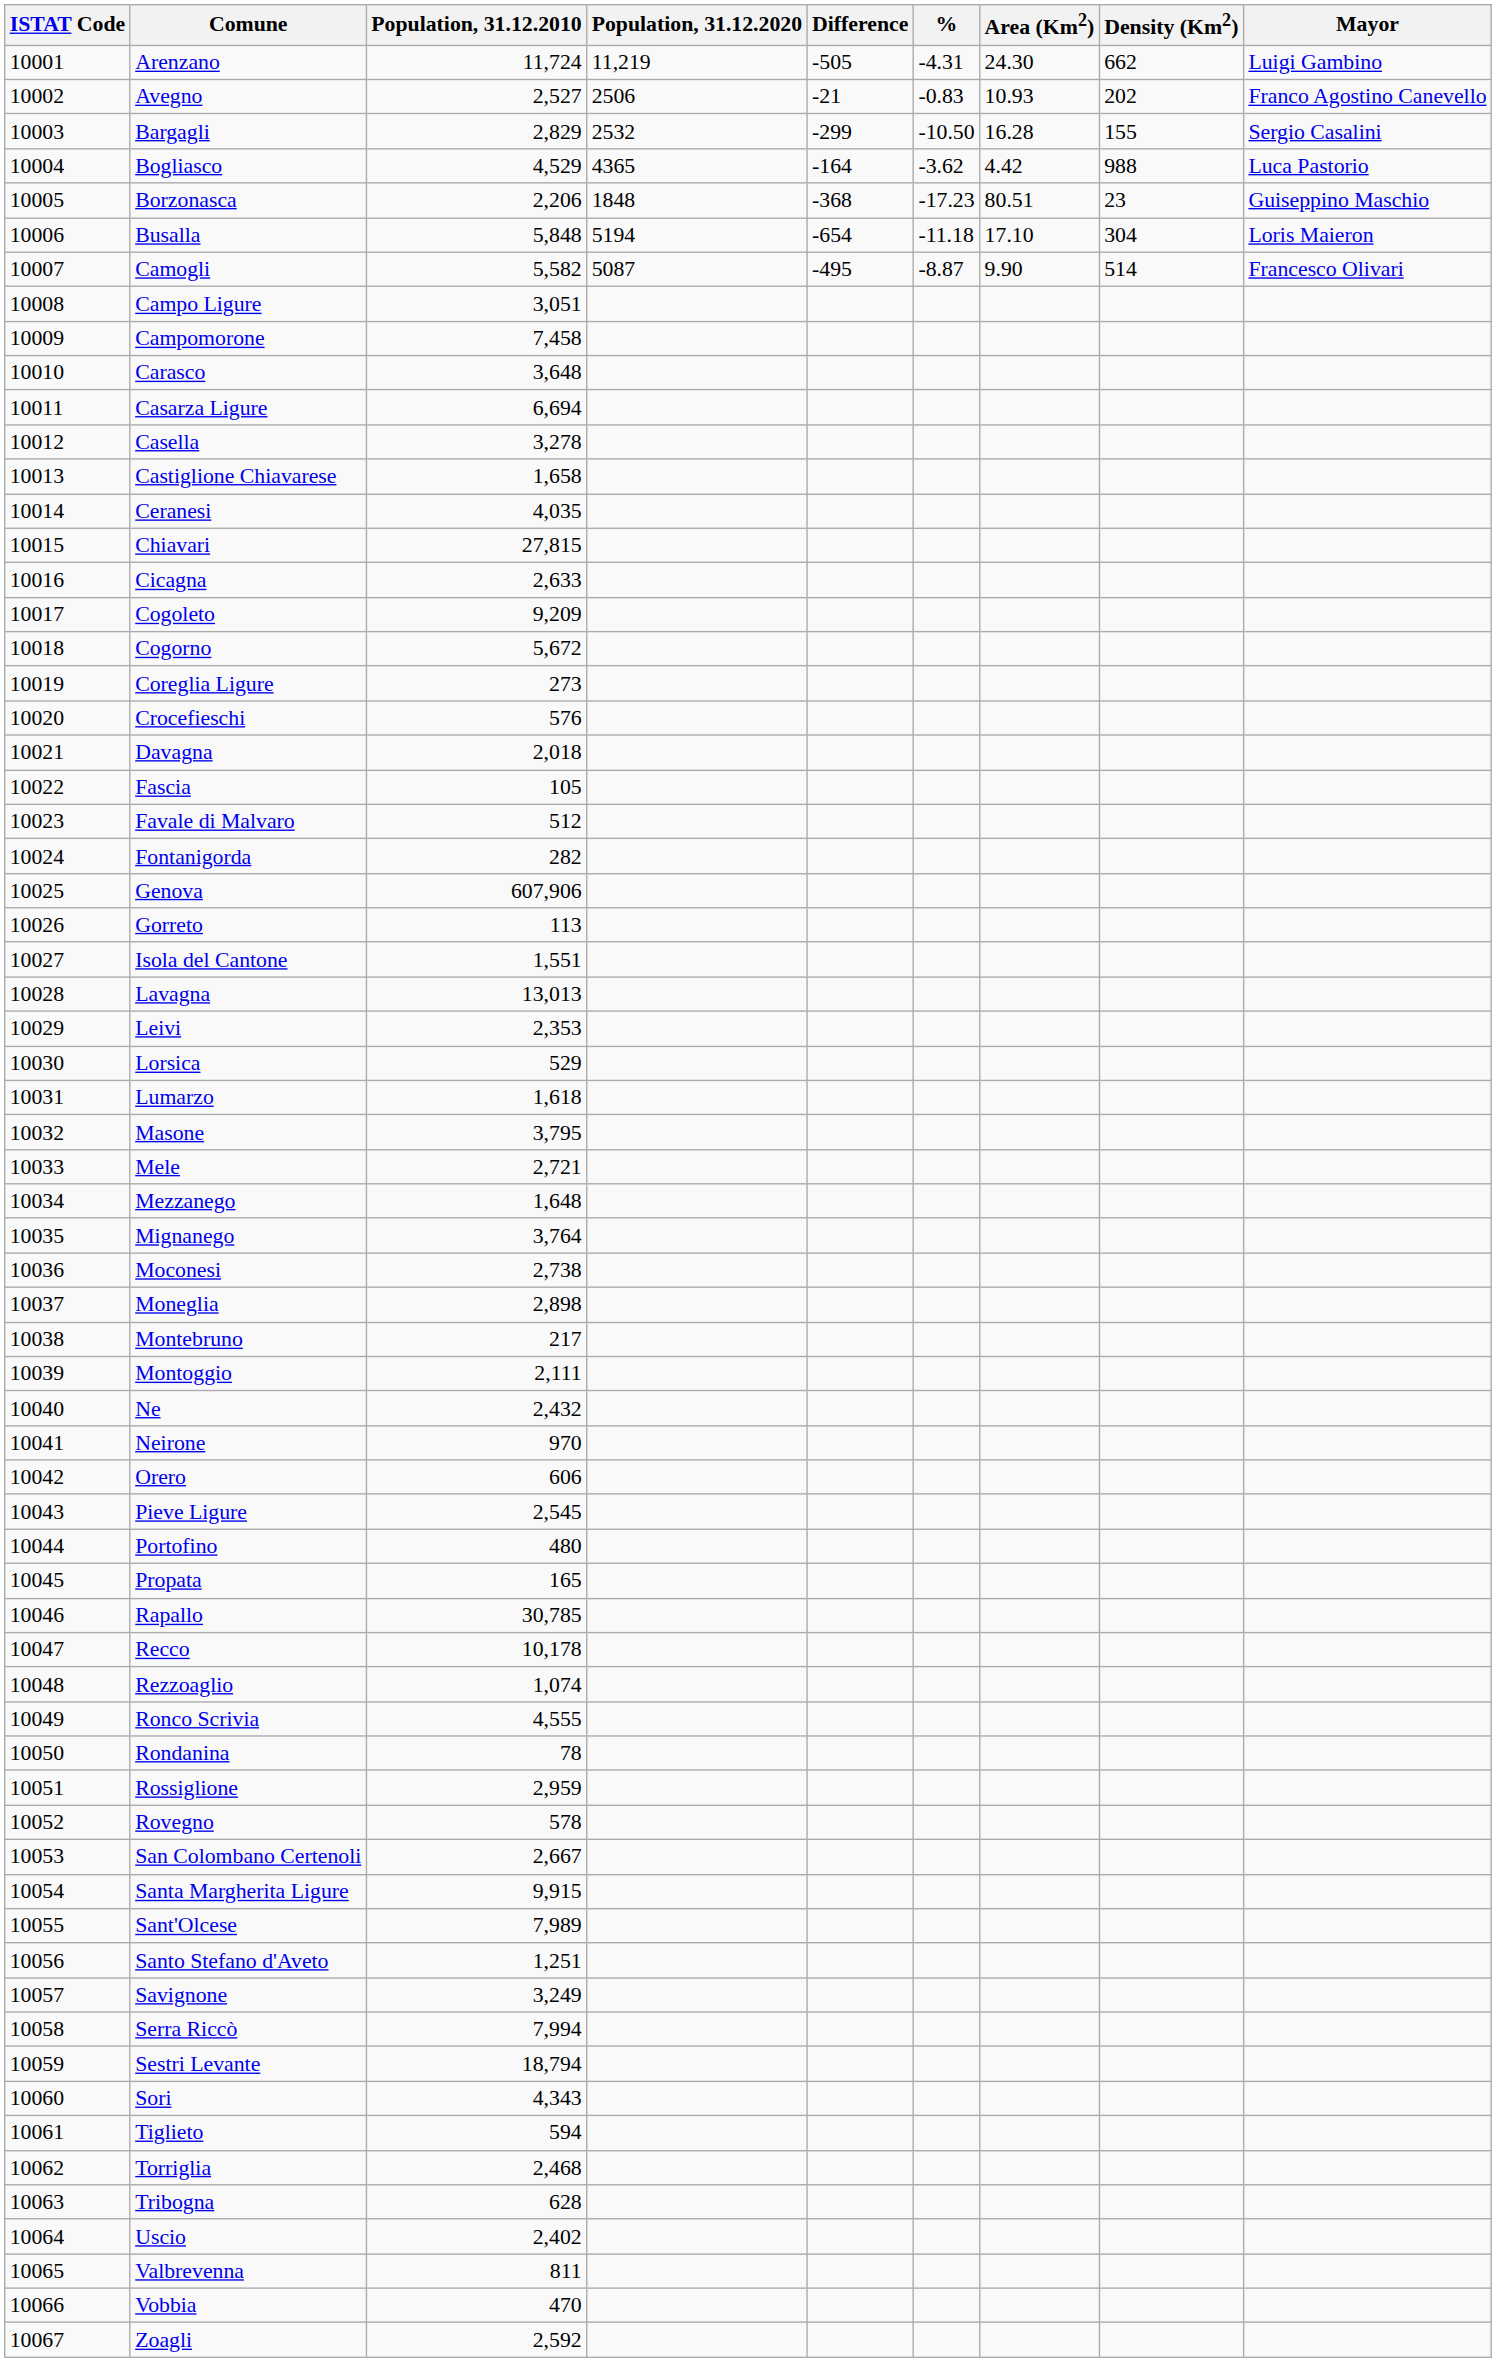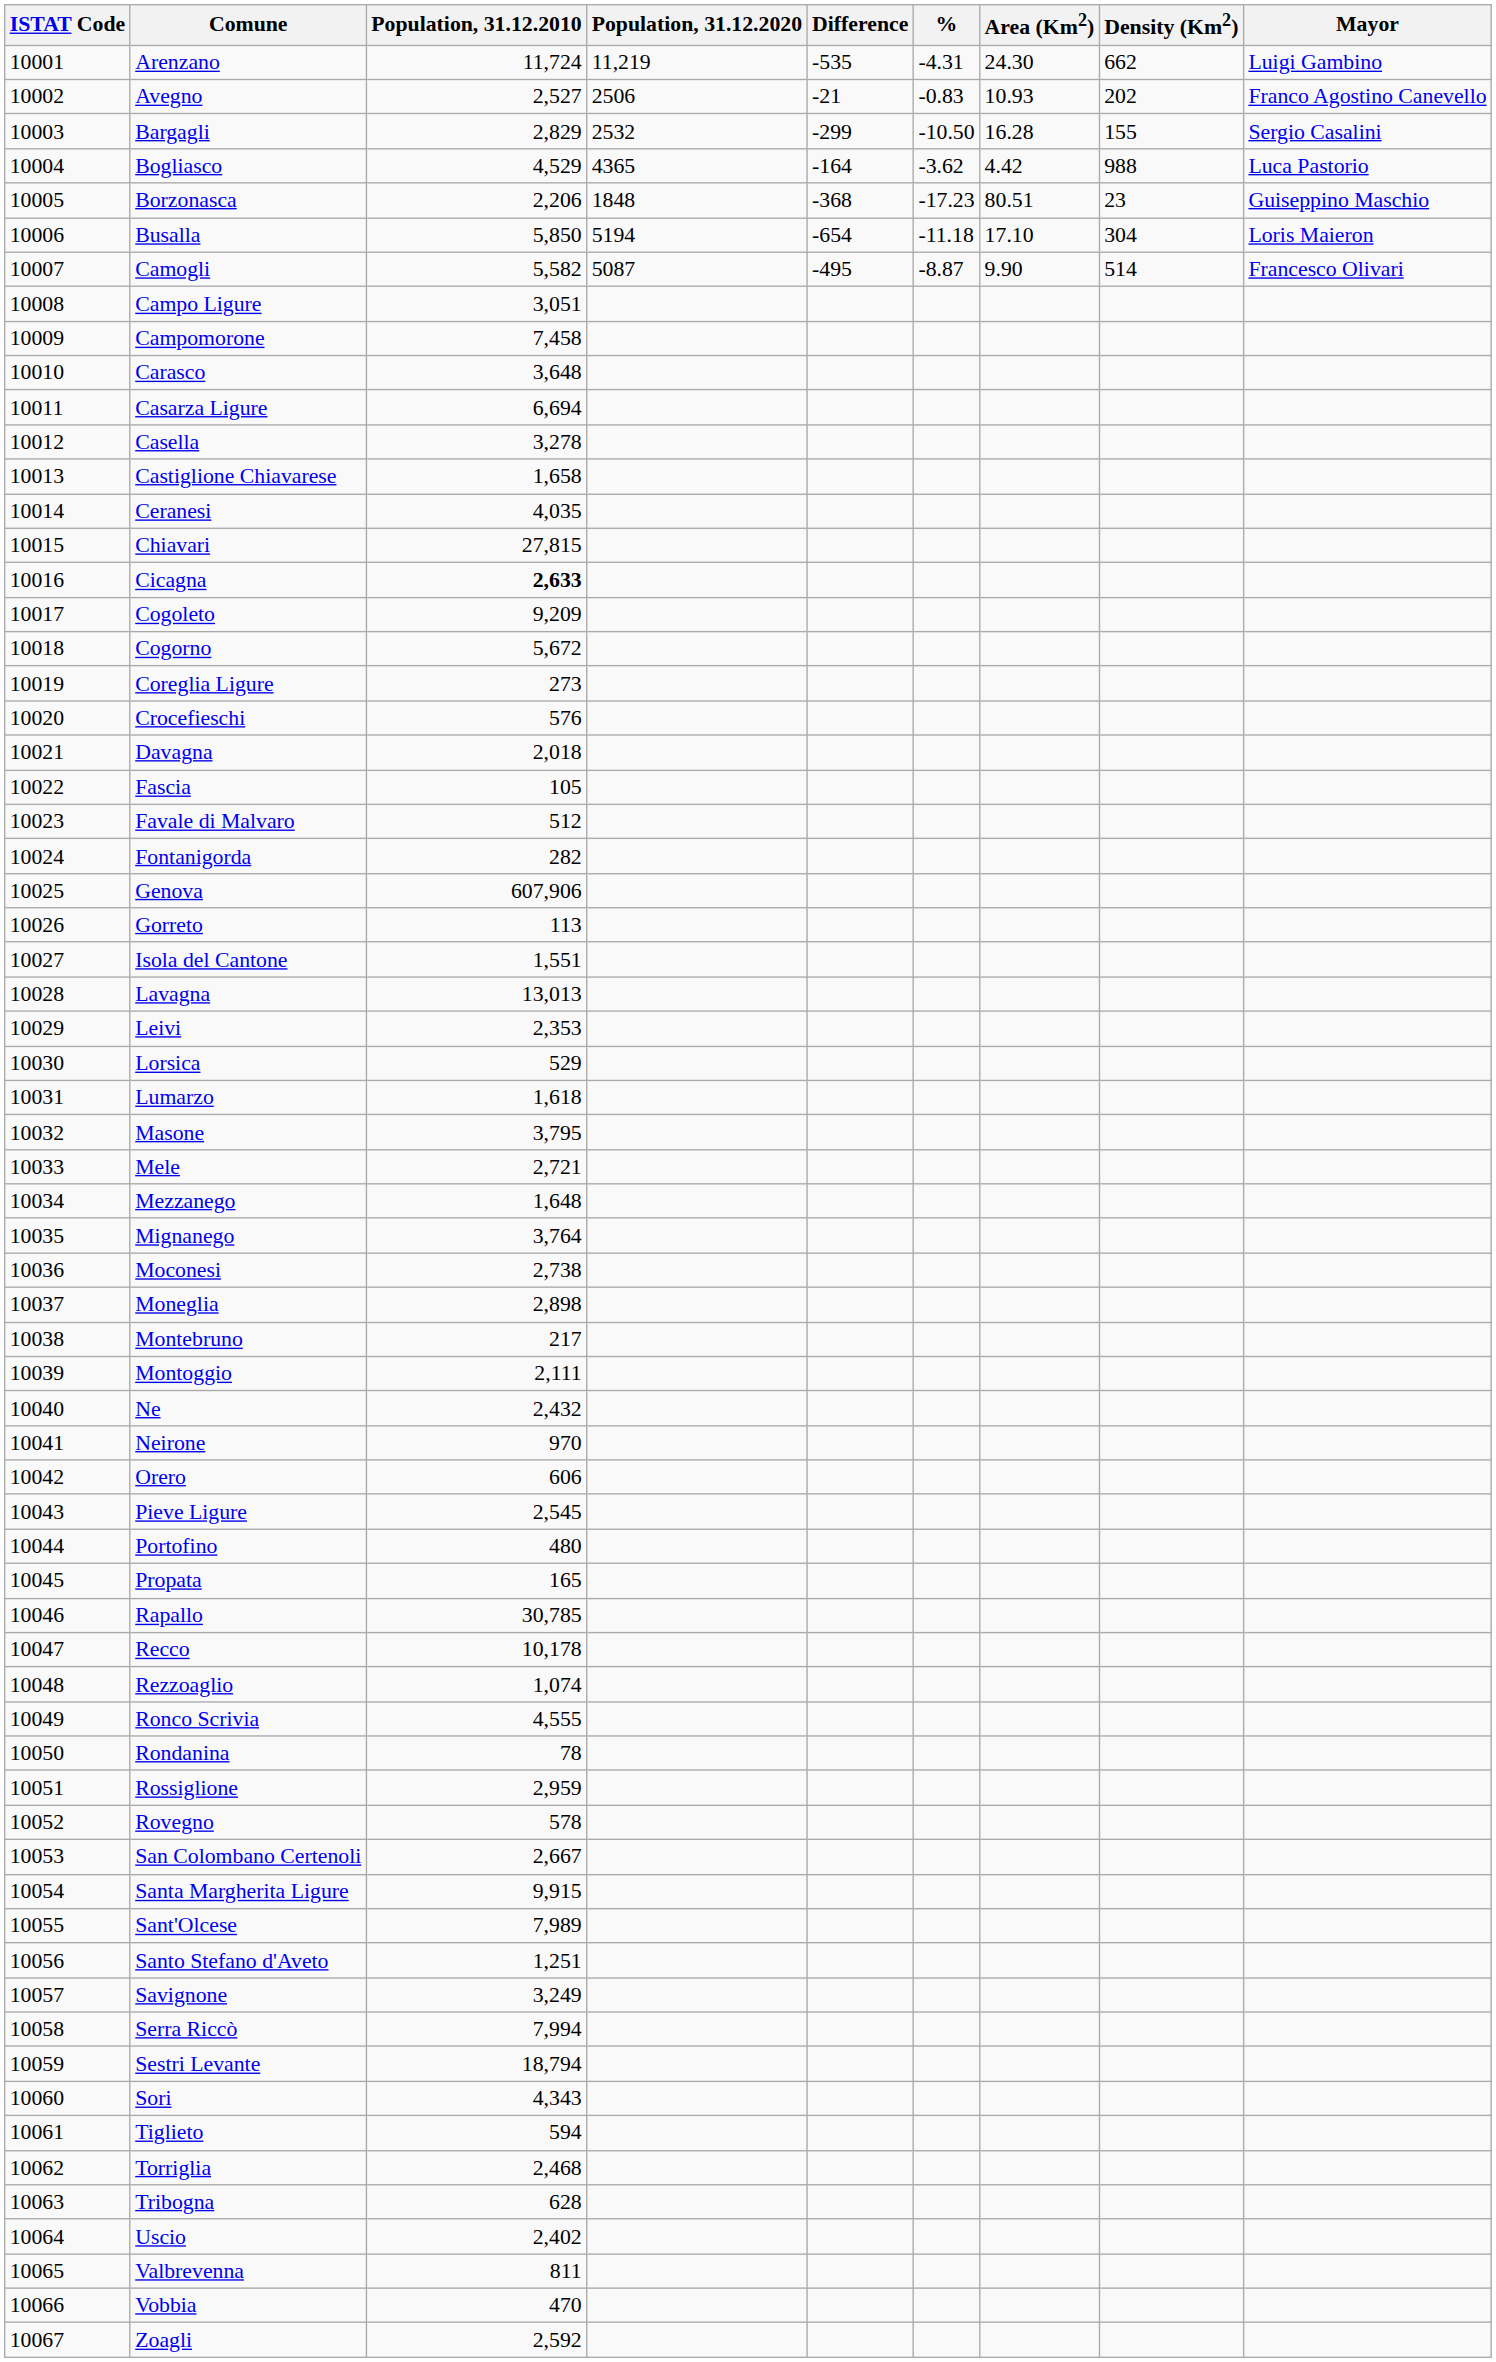(832, 62) -505 -> (832, 62) -535
(557, 234) 5,848 -> (557, 234) 5,850
(557, 579) normal -> (557, 579) bold
